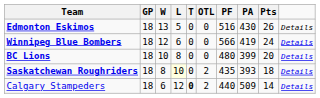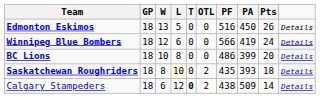(248, 27) 430 -> (248, 27) 450
(227, 56) 480 -> (227, 56) 486
(227, 86) 440 -> (227, 86) 438
